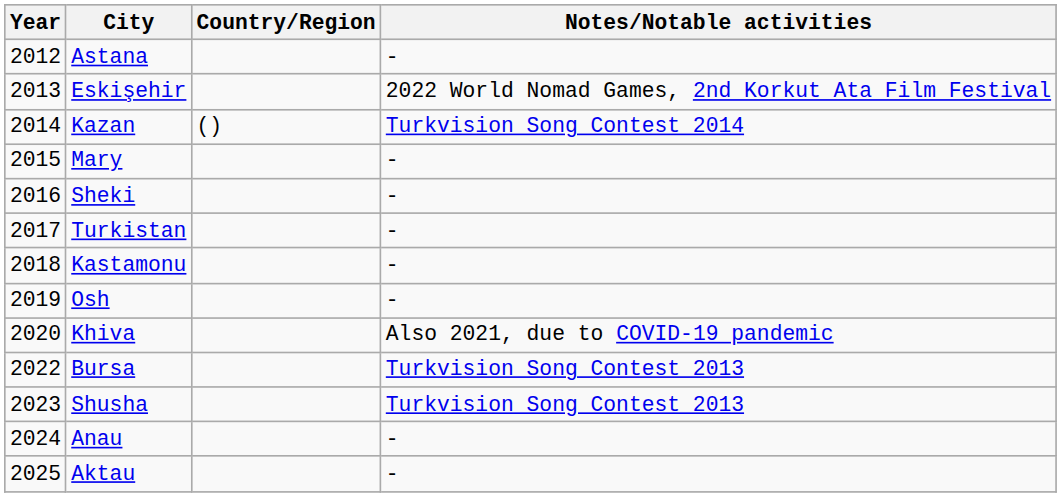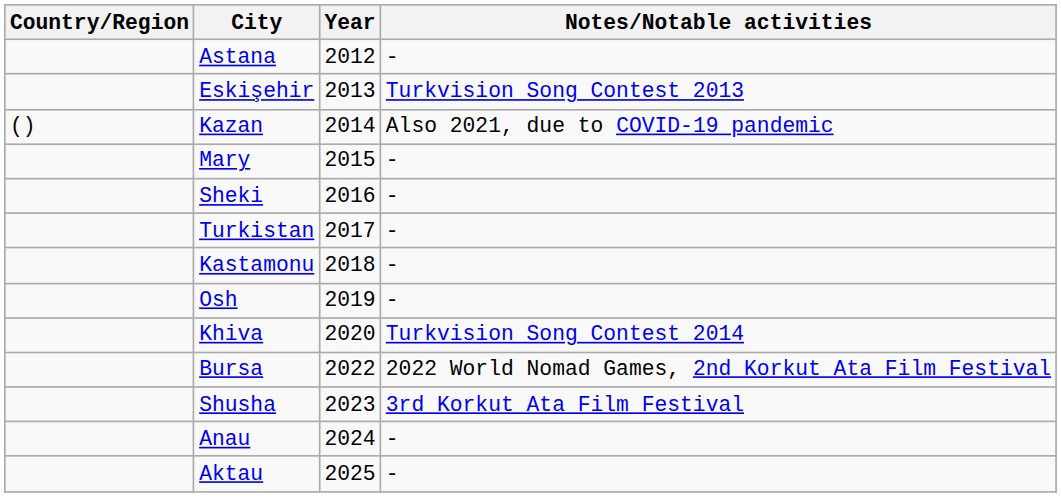columns swapped: (35, 22) <-> (286, 22)
(718, 92) 2022 World Nomad Games, 2nd Korkut Ata Film Festival -> (565, 92) Turkvision Song Contest 2013
(565, 126) Turkvision Song Contest 2014 -> (610, 126) Also 2021, due to COVID-19 pandemic
(610, 335) Also 2021, due to COVID-19 pandemic -> (565, 335) Turkvision Song Contest 2014
(565, 370) Turkvision Song Contest 2013 -> (718, 370) 2022 World Nomad Games, 2nd Korkut Ata Film Festival
(565, 404) Turkvision Song Contest 2013 -> (565, 404) 3rd Korkut Ata Film Festival
